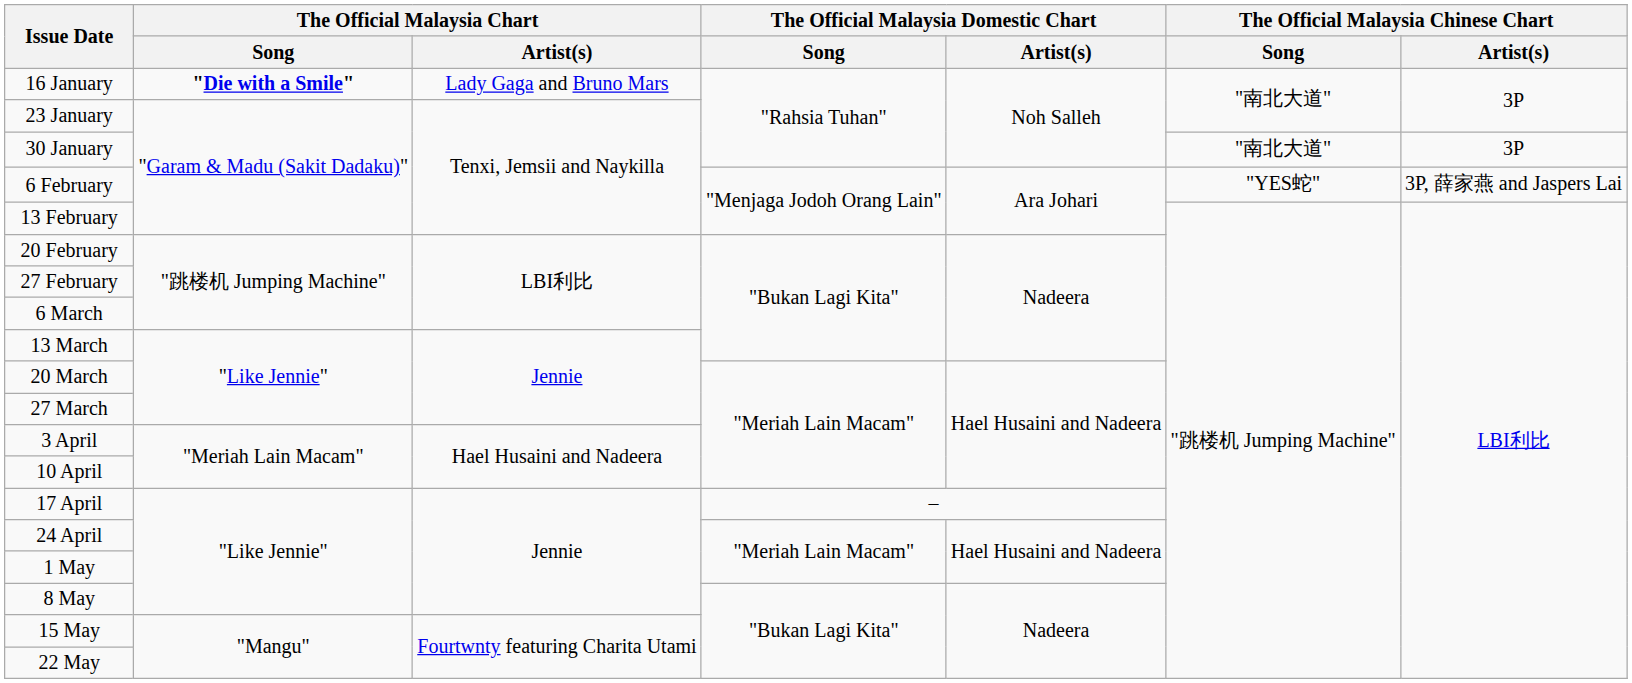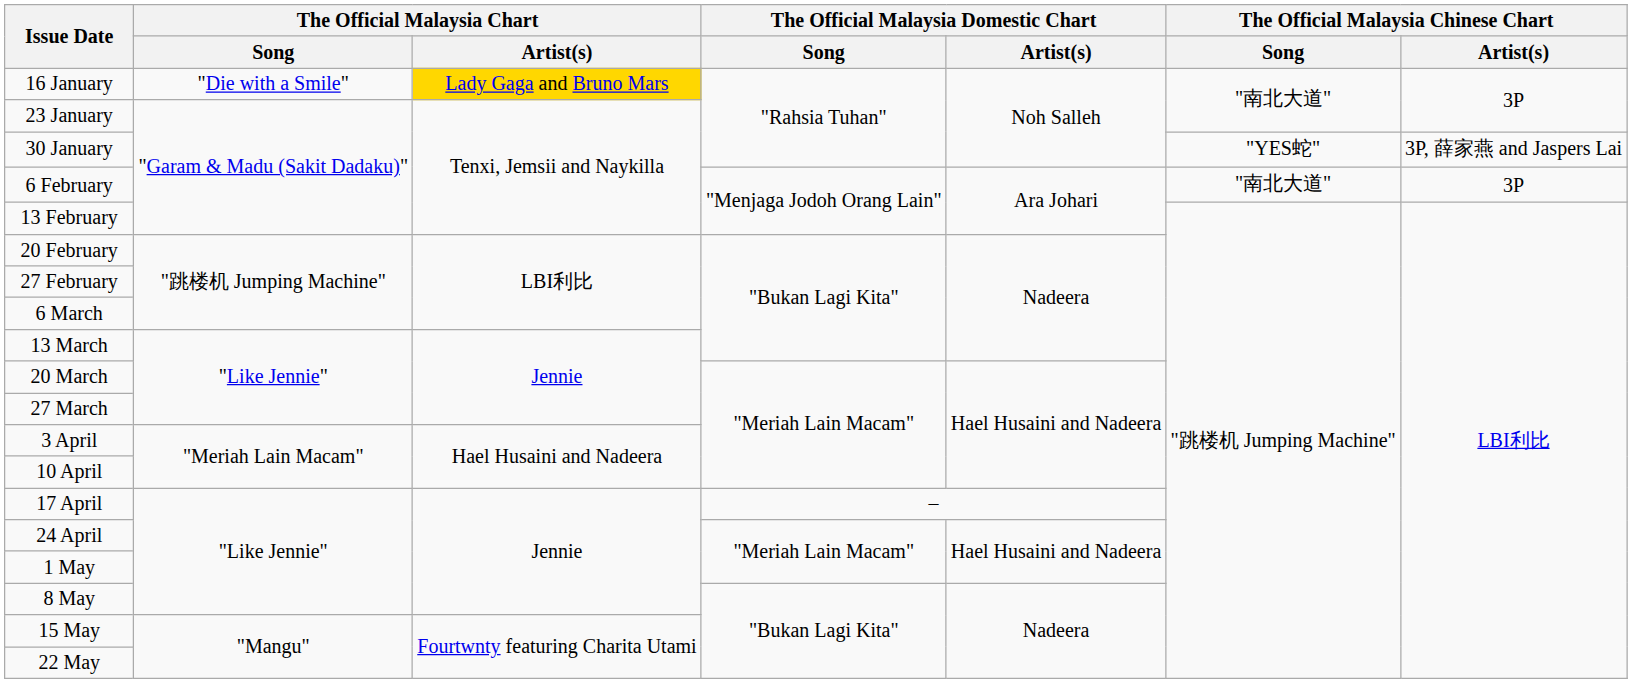(273, 83) bold -> (273, 83) normal
(557, 83) no background -> (557, 83) gold background
(1283, 148) "南北大道" -> (1283, 148) "YES蛇"
(1514, 149) 3P -> (1514, 148) 3P, 薛家燕 and Jaspers Lai
(1283, 183) "YES蛇" -> (1283, 183) "南北大道"
(1514, 183) 3P, 薛家燕 and Jaspers Lai -> (1514, 184) 3P
